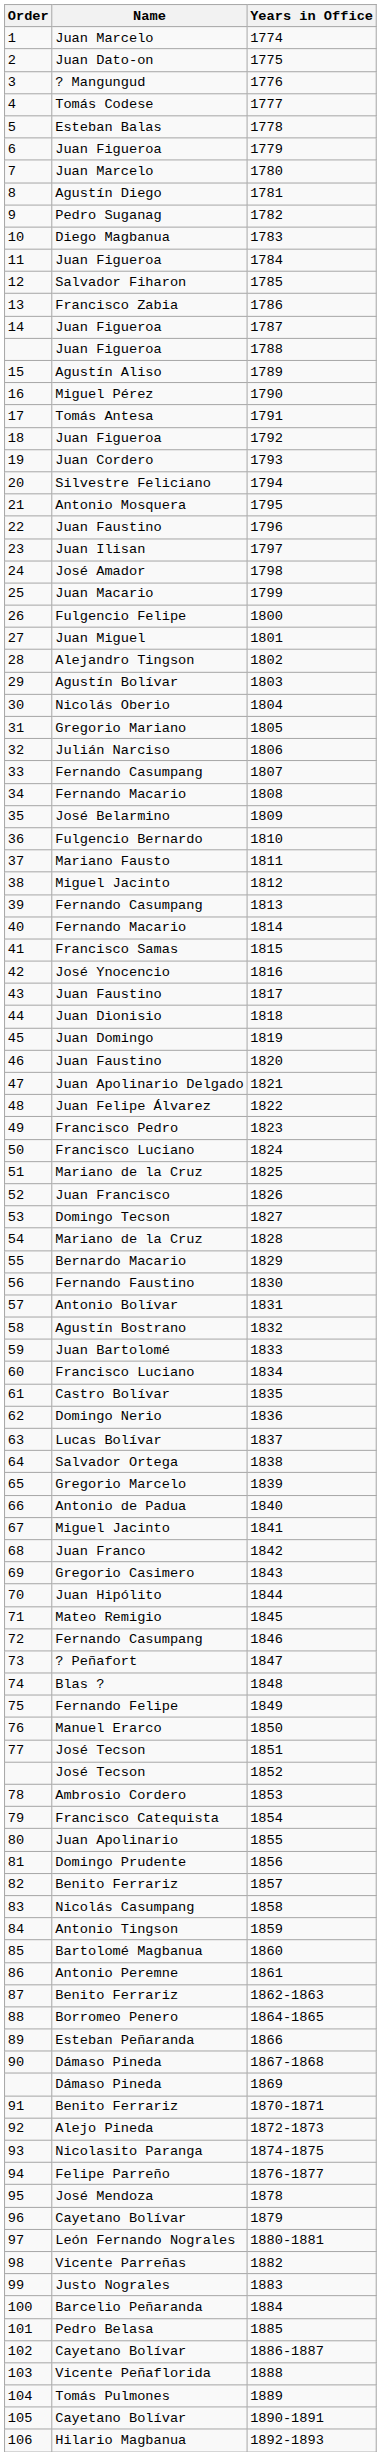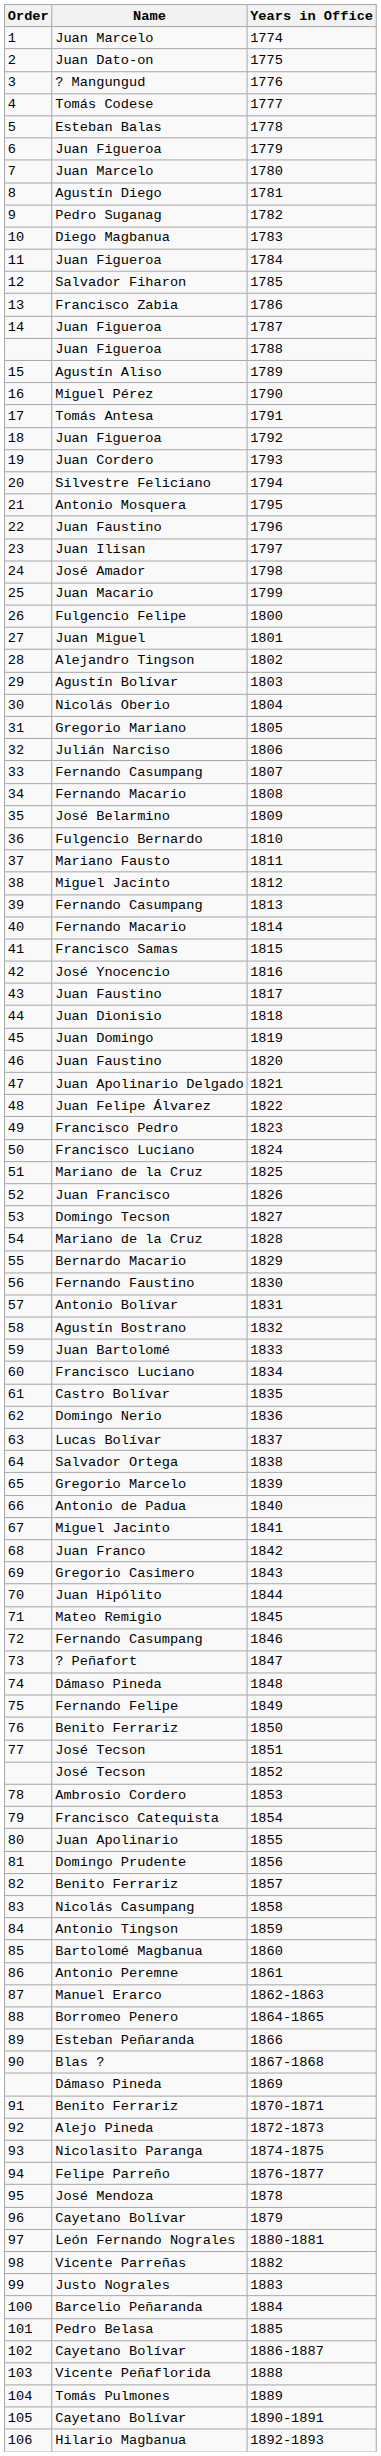(80, 1684) Blas ? -> (108, 1684) Dámaso Pineda
(108, 1729) Manuel Erarco -> (117, 1729) Benito Ferrariz
(117, 1996) Benito Ferrariz -> (108, 1996) Manuel Erarco
(108, 2062) Dámaso Pineda -> (80, 2062) Blas ?
